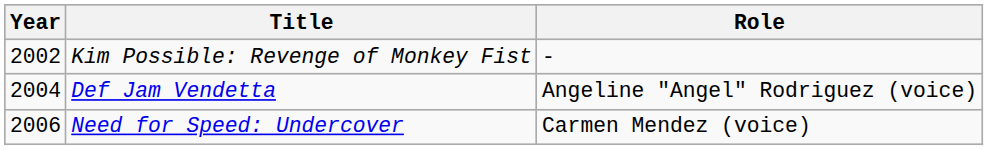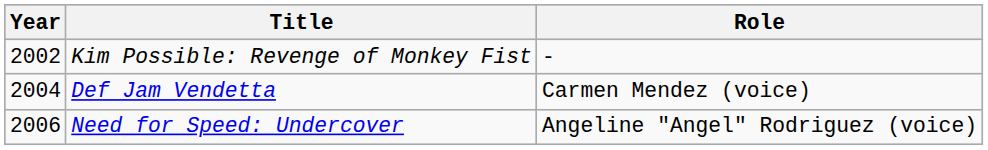(760, 92) Angeline "Angel" Rodriguez (voice) -> (676, 92) Carmen Mendez (voice)
(676, 126) Carmen Mendez (voice) -> (760, 126) Angeline "Angel" Rodriguez (voice)
